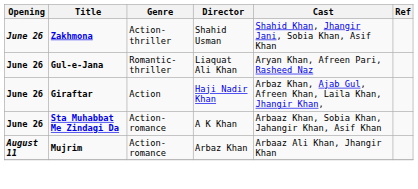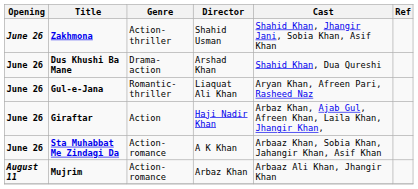+ row: (85, 65)
